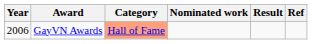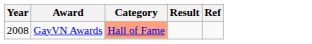- column: (209, 13)
(18, 30) 2006 -> (18, 30) 2008
